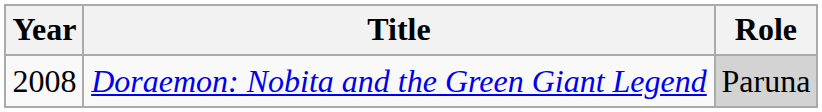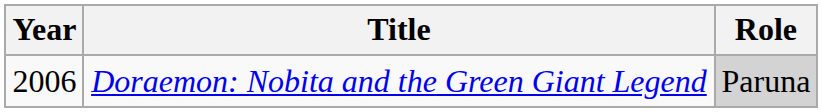(44, 80) 2008 -> (44, 80) 2006
